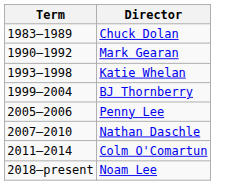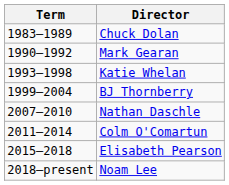- row: (132, 112)
+ row: (161, 151)
